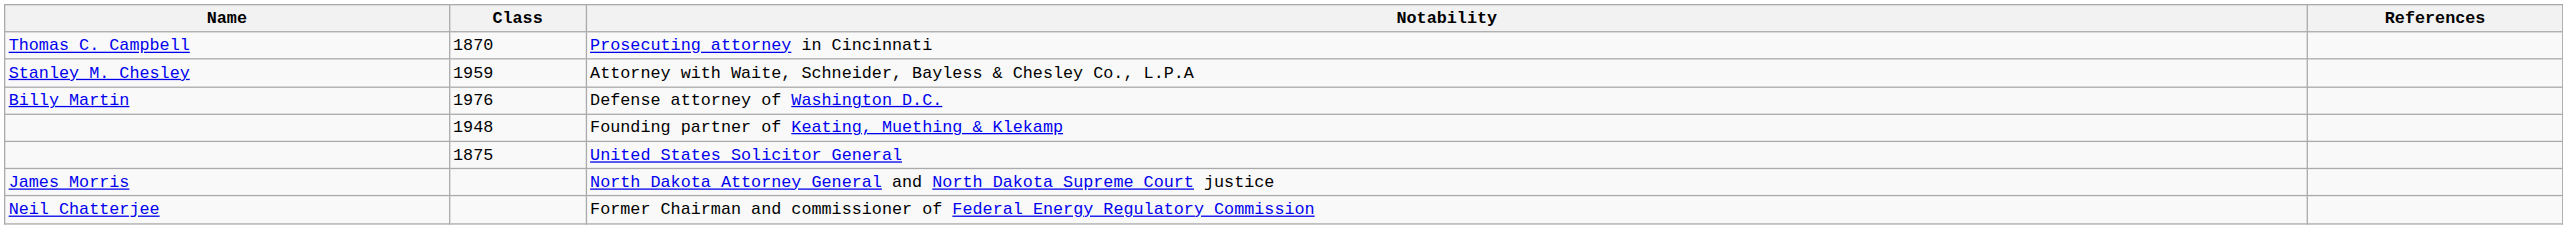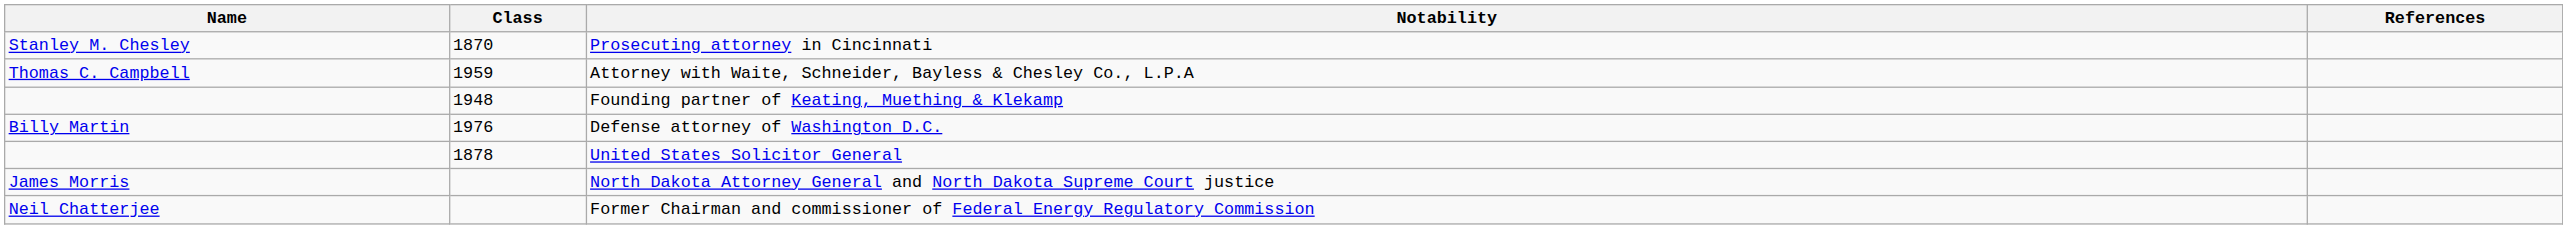(99, 46) Thomas C. Campbell -> (99, 46) Stanley M. Chesley
(99, 73) Stanley M. Chesley -> (99, 73) Thomas C. Campbell
rows swapped: (827, 128) <-> (766, 100)
(473, 155) 1875 -> (473, 155) 1878
